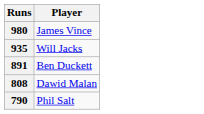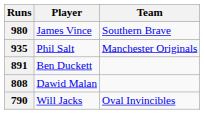+ column: (150, 13)
(59, 48) Will Jacks -> (55, 48) Phil Salt
(55, 100) Phil Salt -> (59, 100) Will Jacks
